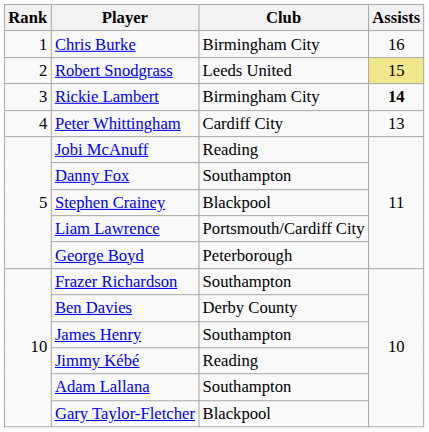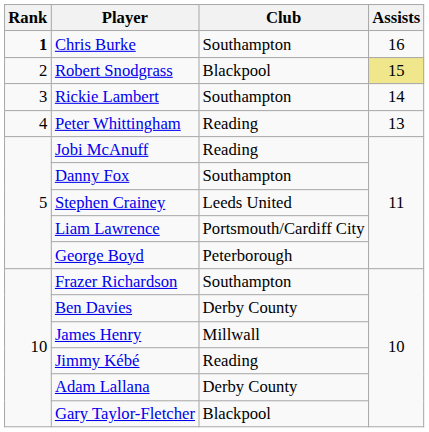(43, 44) normal -> (43, 44) bold
(261, 44) Birmingham City -> (247, 44) Southampton
(247, 70) Leeds United -> (237, 70) Blackpool
(261, 96) Birmingham City -> (247, 96) Southampton
(396, 96) bold -> (396, 96) normal
(243, 123) Cardiff City -> (230, 123) Reading
(237, 202) Blackpool -> (247, 202) Leeds United
(247, 334) Southampton -> (231, 334) Millwall
(247, 387) Southampton -> (250, 387) Derby County
